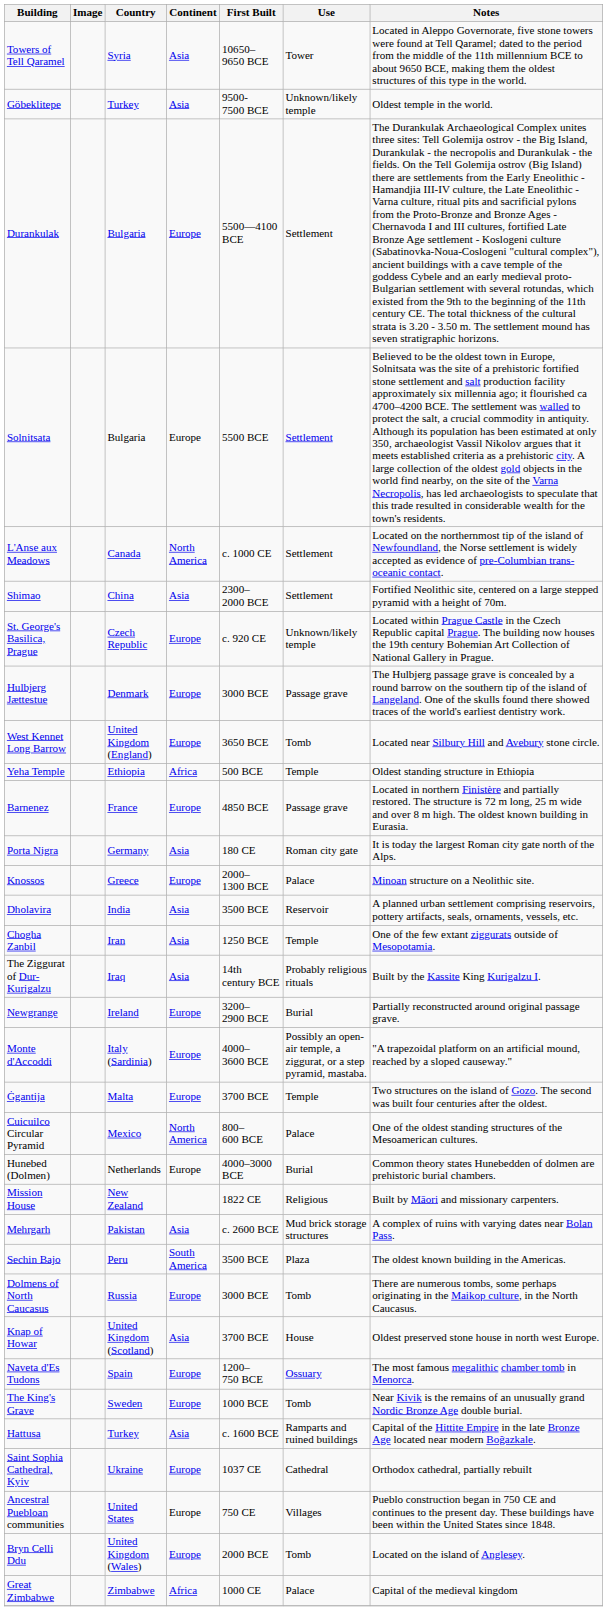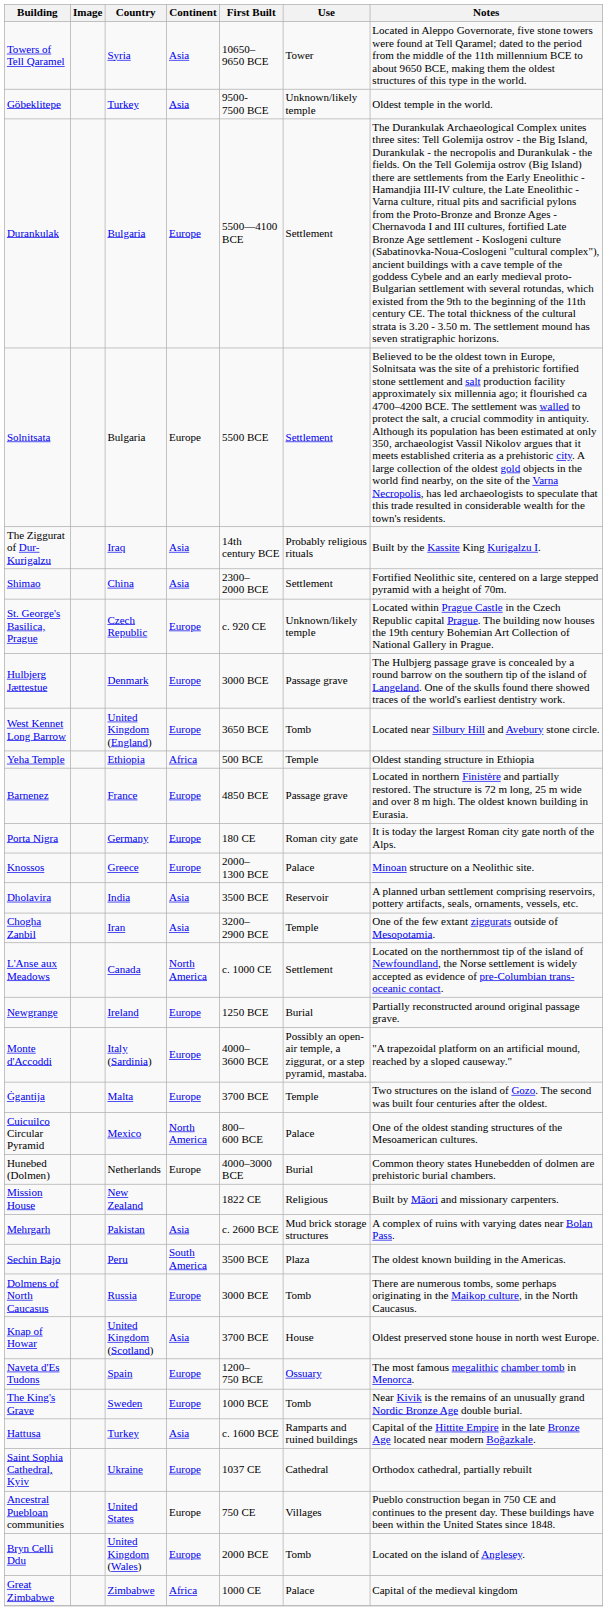rows swapped: (32, 554) <-> (36, 976)
(179, 850) Asia -> (185, 838) Europe
(245, 940) 1250 BCE -> (245, 927) 3200–2900 BCE
(245, 1012) 3200–2900 BCE -> (245, 1012) 1250 BCE
